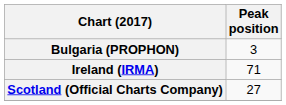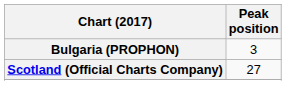- row: (115, 69)
